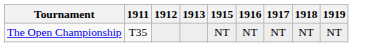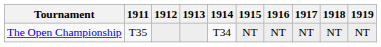+ column: (222, 14)
